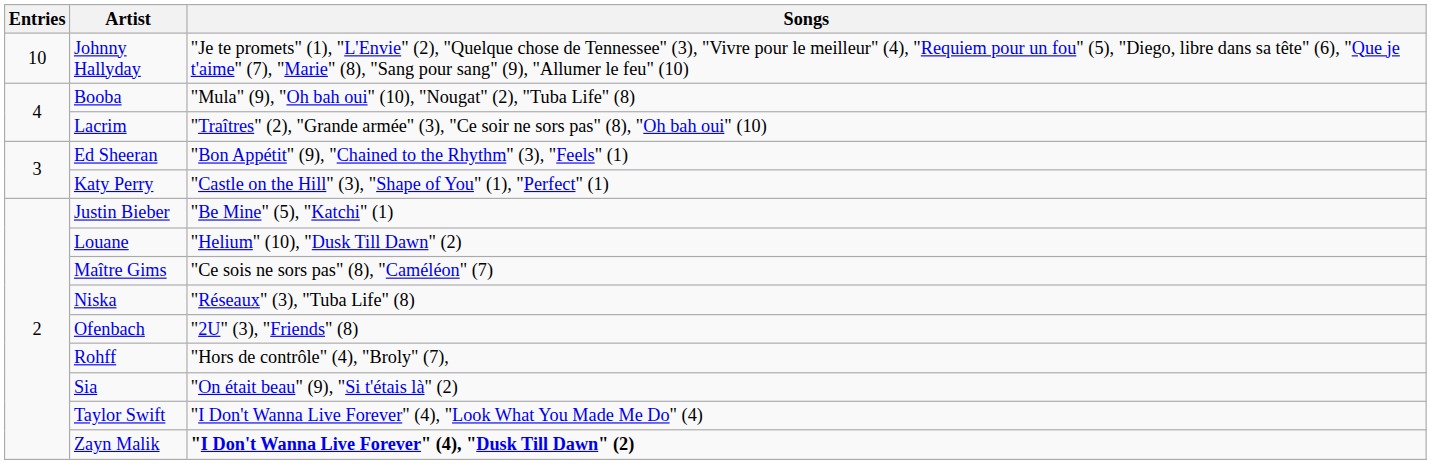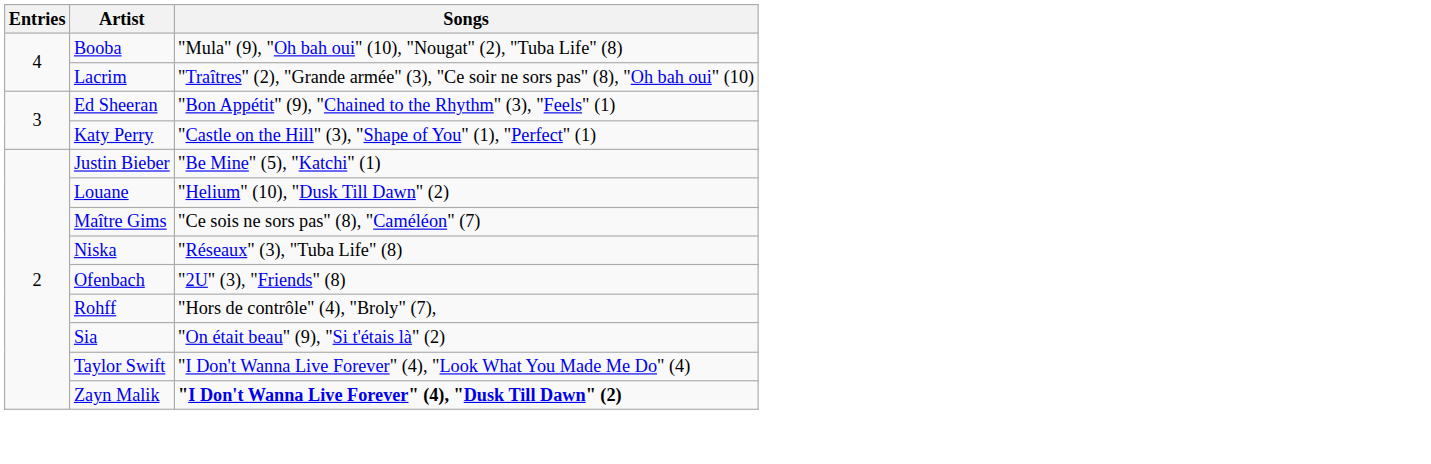- row: (107, 58)
